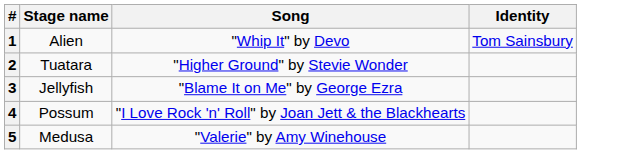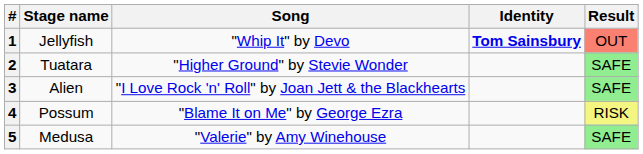+ column: (611, 16)
(66, 40) Alien -> (66, 40) Jellyfish
(523, 40) normal -> (527, 40) bold
(66, 88) Jellyfish -> (66, 88) Alien
(291, 88) "Blame It on Me" by George Ezra -> (291, 88) "I Love Rock 'n' Roll" by Joan Jett & the Blackhearts
(291, 112) "I Love Rock 'n' Roll" by Joan Jett & the Blackhearts -> (291, 112) "Blame It on Me" by George Ezra
